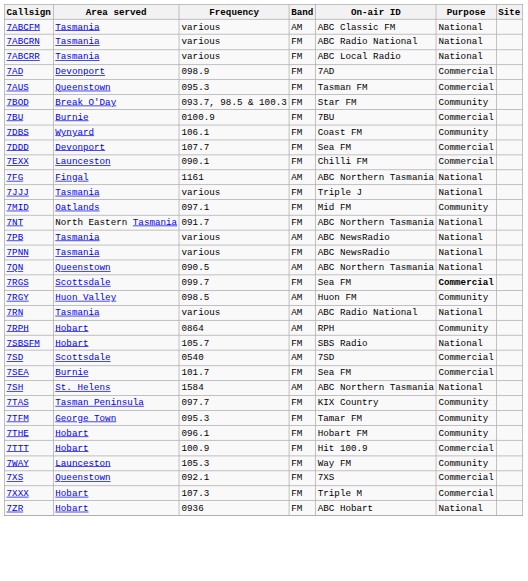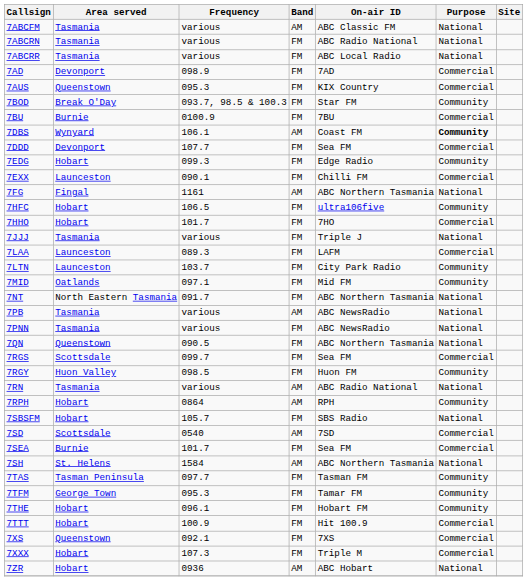(343, 87) Tasman FM -> (348, 87) KIX Country
(297, 132) FM -> (297, 132) AM
(463, 132) normal -> (463, 132) bold
+ row: (18, 162)
+ row: (18, 207)
+ row: (18, 222)
+ row: (18, 253)
+ row: (18, 268)
(297, 268) AM -> (297, 343) FM
(466, 283) bold -> (466, 358) normal
(297, 298) AM -> (297, 373) FM
(348, 403) KIX Country -> (343, 478) Tasman FM
- row: (18, 463)
(297, 508) FM -> (297, 568) AM
